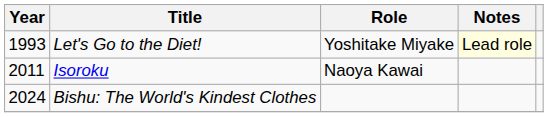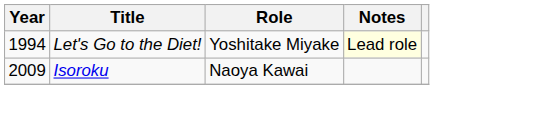(27, 44) 1993 -> (27, 44) 1994
(26, 71) 2011 -> (27, 71) 2009
- row: (185, 97)
